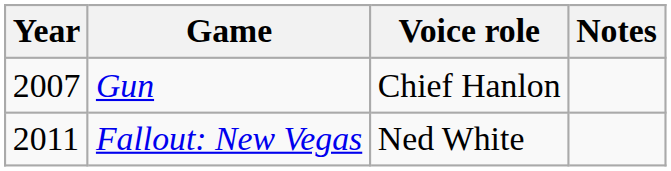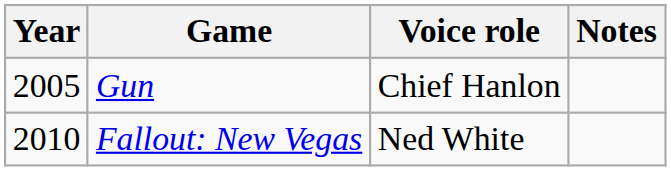(47, 84) 2007 -> (47, 84) 2005
(46, 138) 2011 -> (47, 138) 2010
